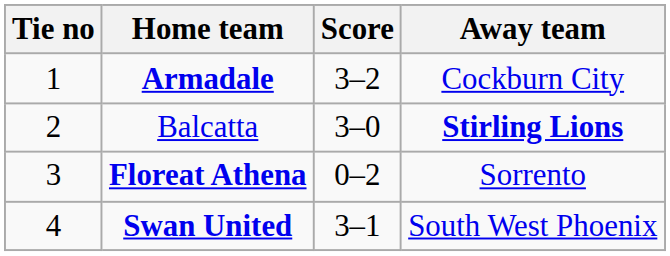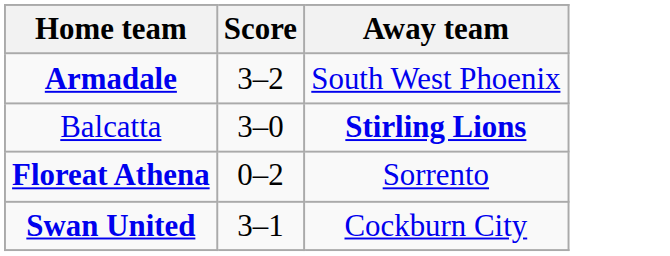- column: (53, 28)
(533, 77) Cockburn City -> (436, 77) South West Phoenix
(533, 224) South West Phoenix -> (436, 224) Cockburn City
